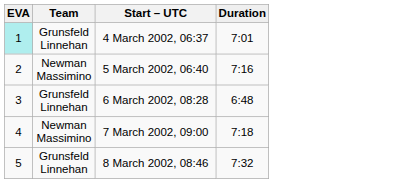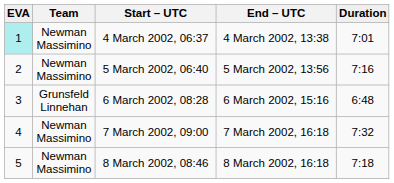+ column: (276, 13)
(64, 38) Grunsfeld Linnehan -> (64, 38) Newman Massimino
(242, 132) 7:18 -> (363, 132) 7:32
(64, 163) Grunsfeld Linnehan -> (64, 163) Newman Massimino
(242, 163) 7:32 -> (363, 163) 7:18
